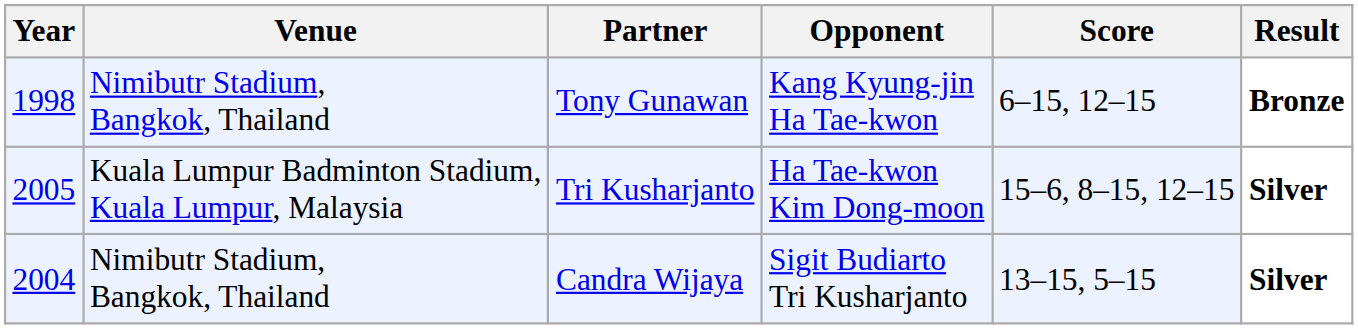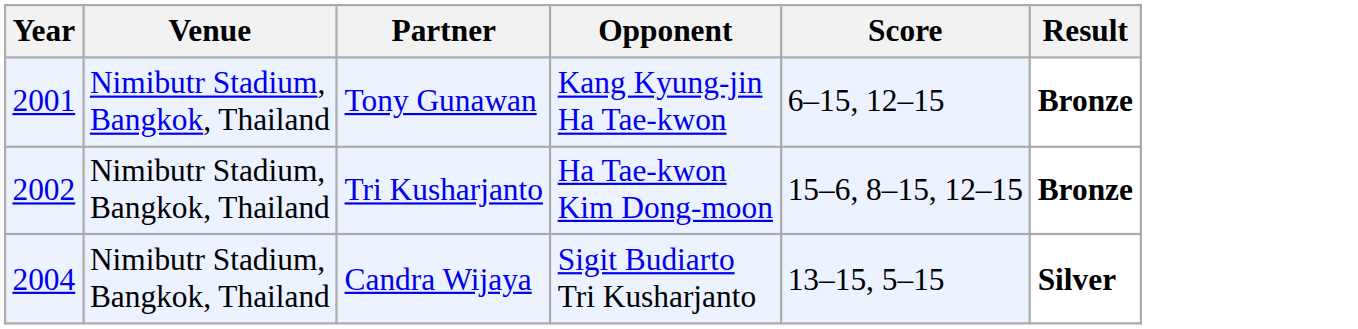(44, 101) 1998 -> (44, 101) 2001
(44, 189) 2005 -> (44, 189) 2002
(316, 189) Kuala Lumpur Badminton Stadium, Kuala Lumpur, Malaysia -> (210, 189) Nimibutr Stadium, Bangkok, Thailand
(1288, 189) Silver -> (1085, 189) Bronze
